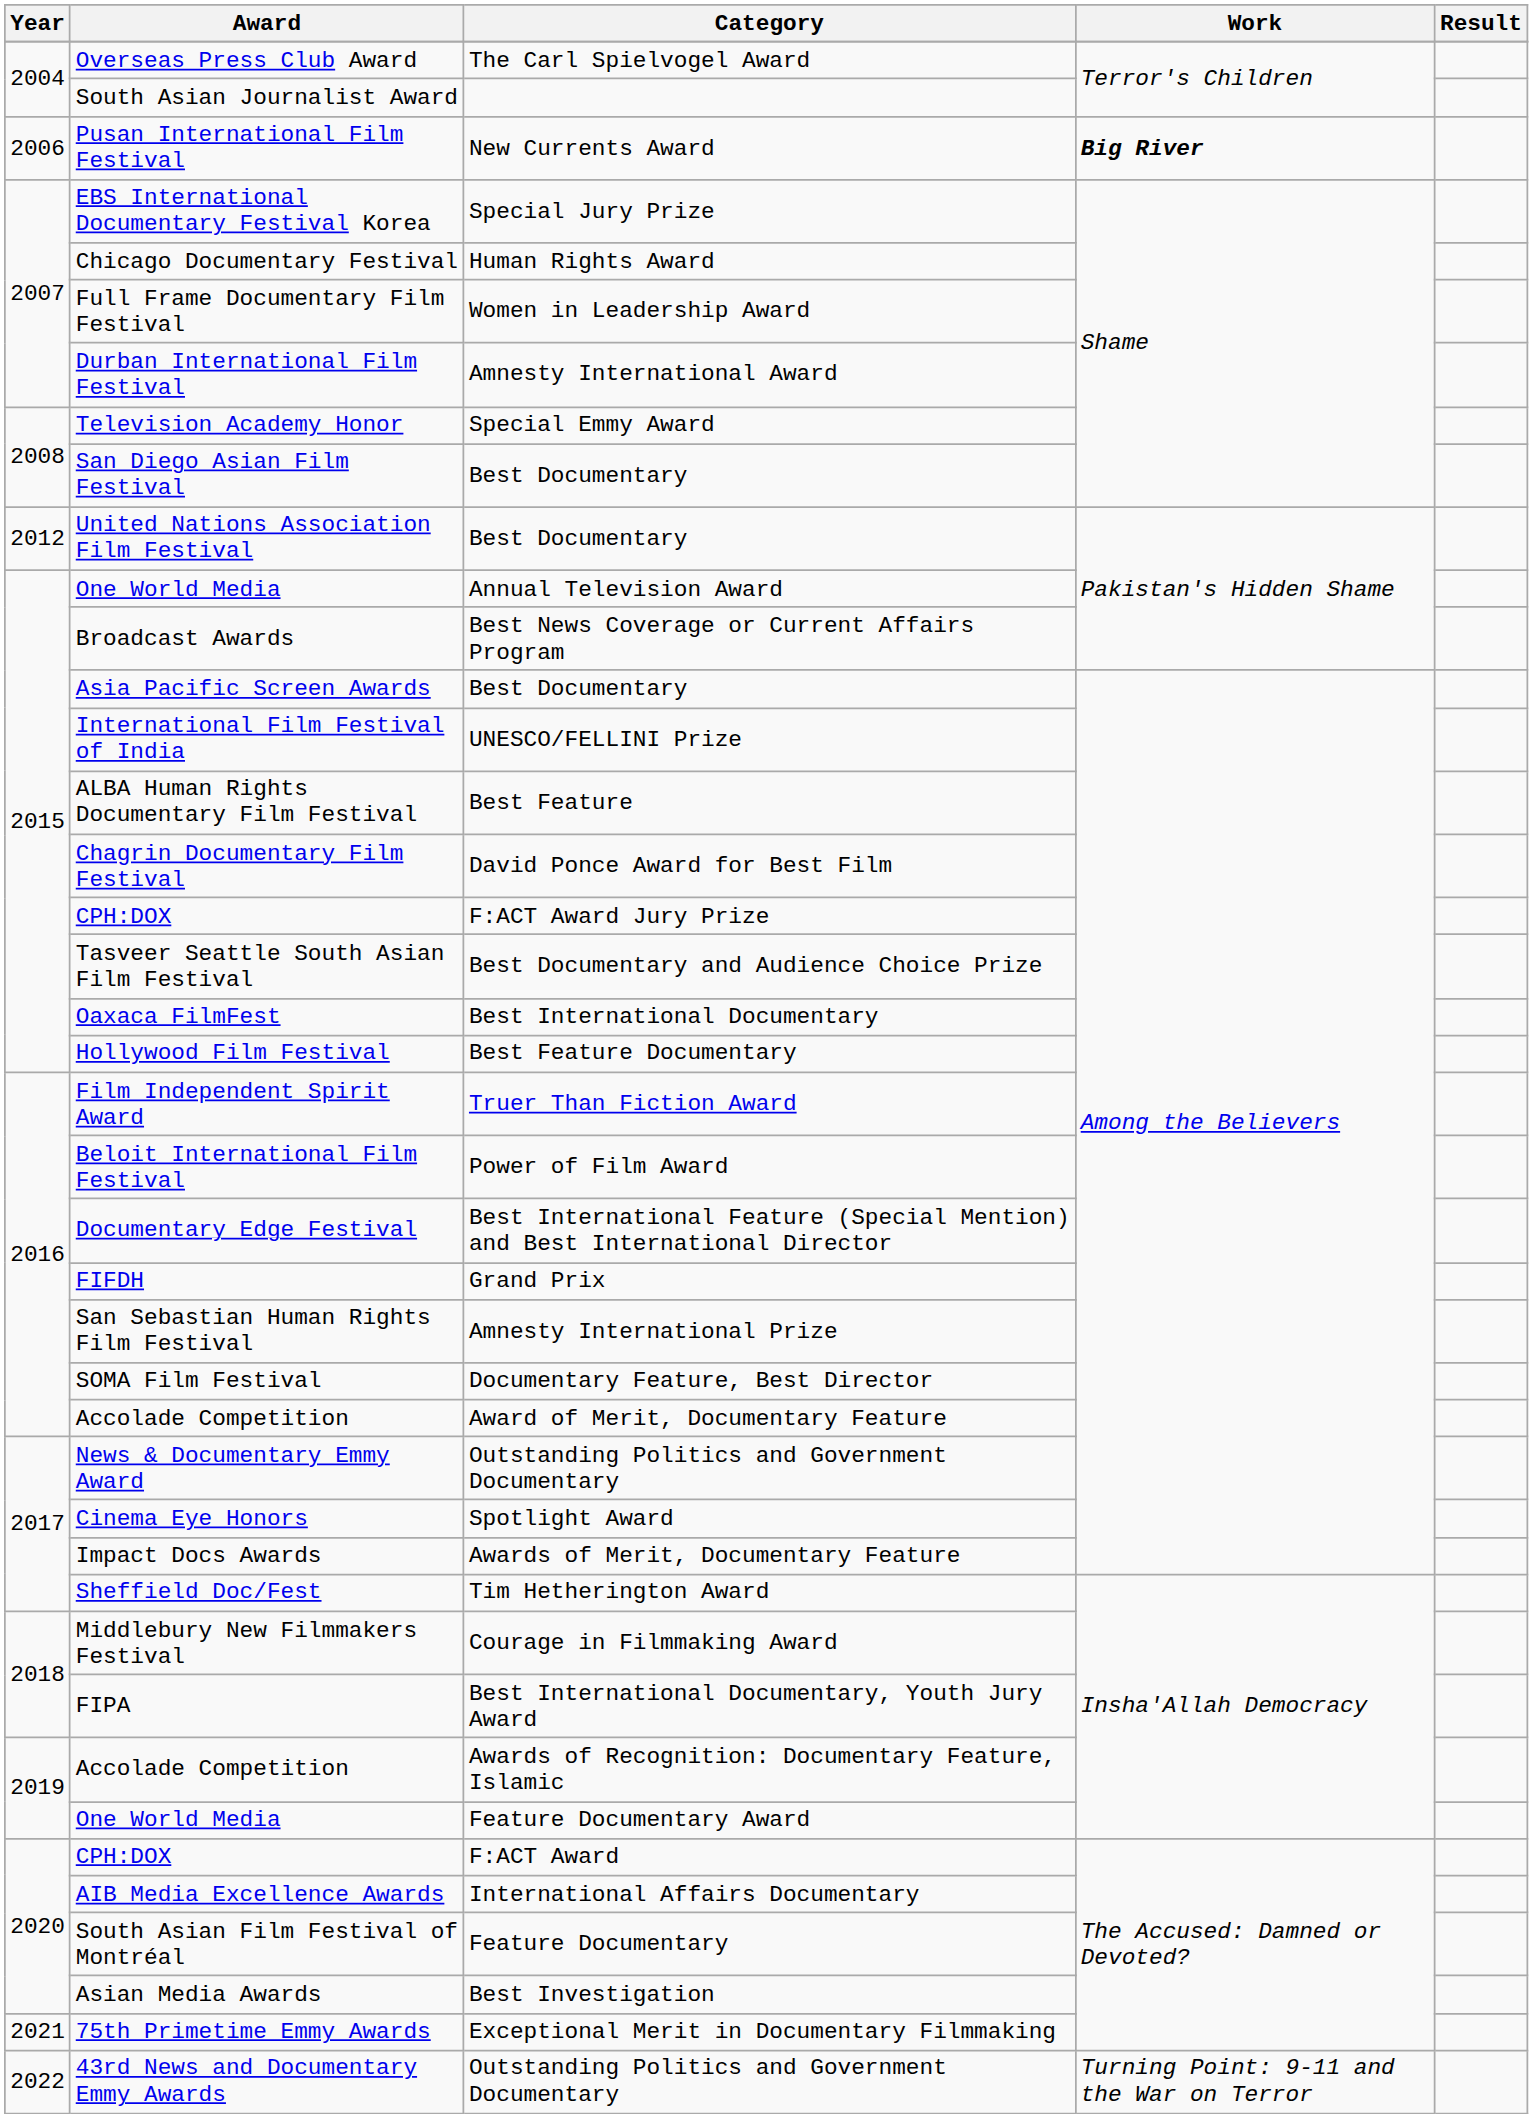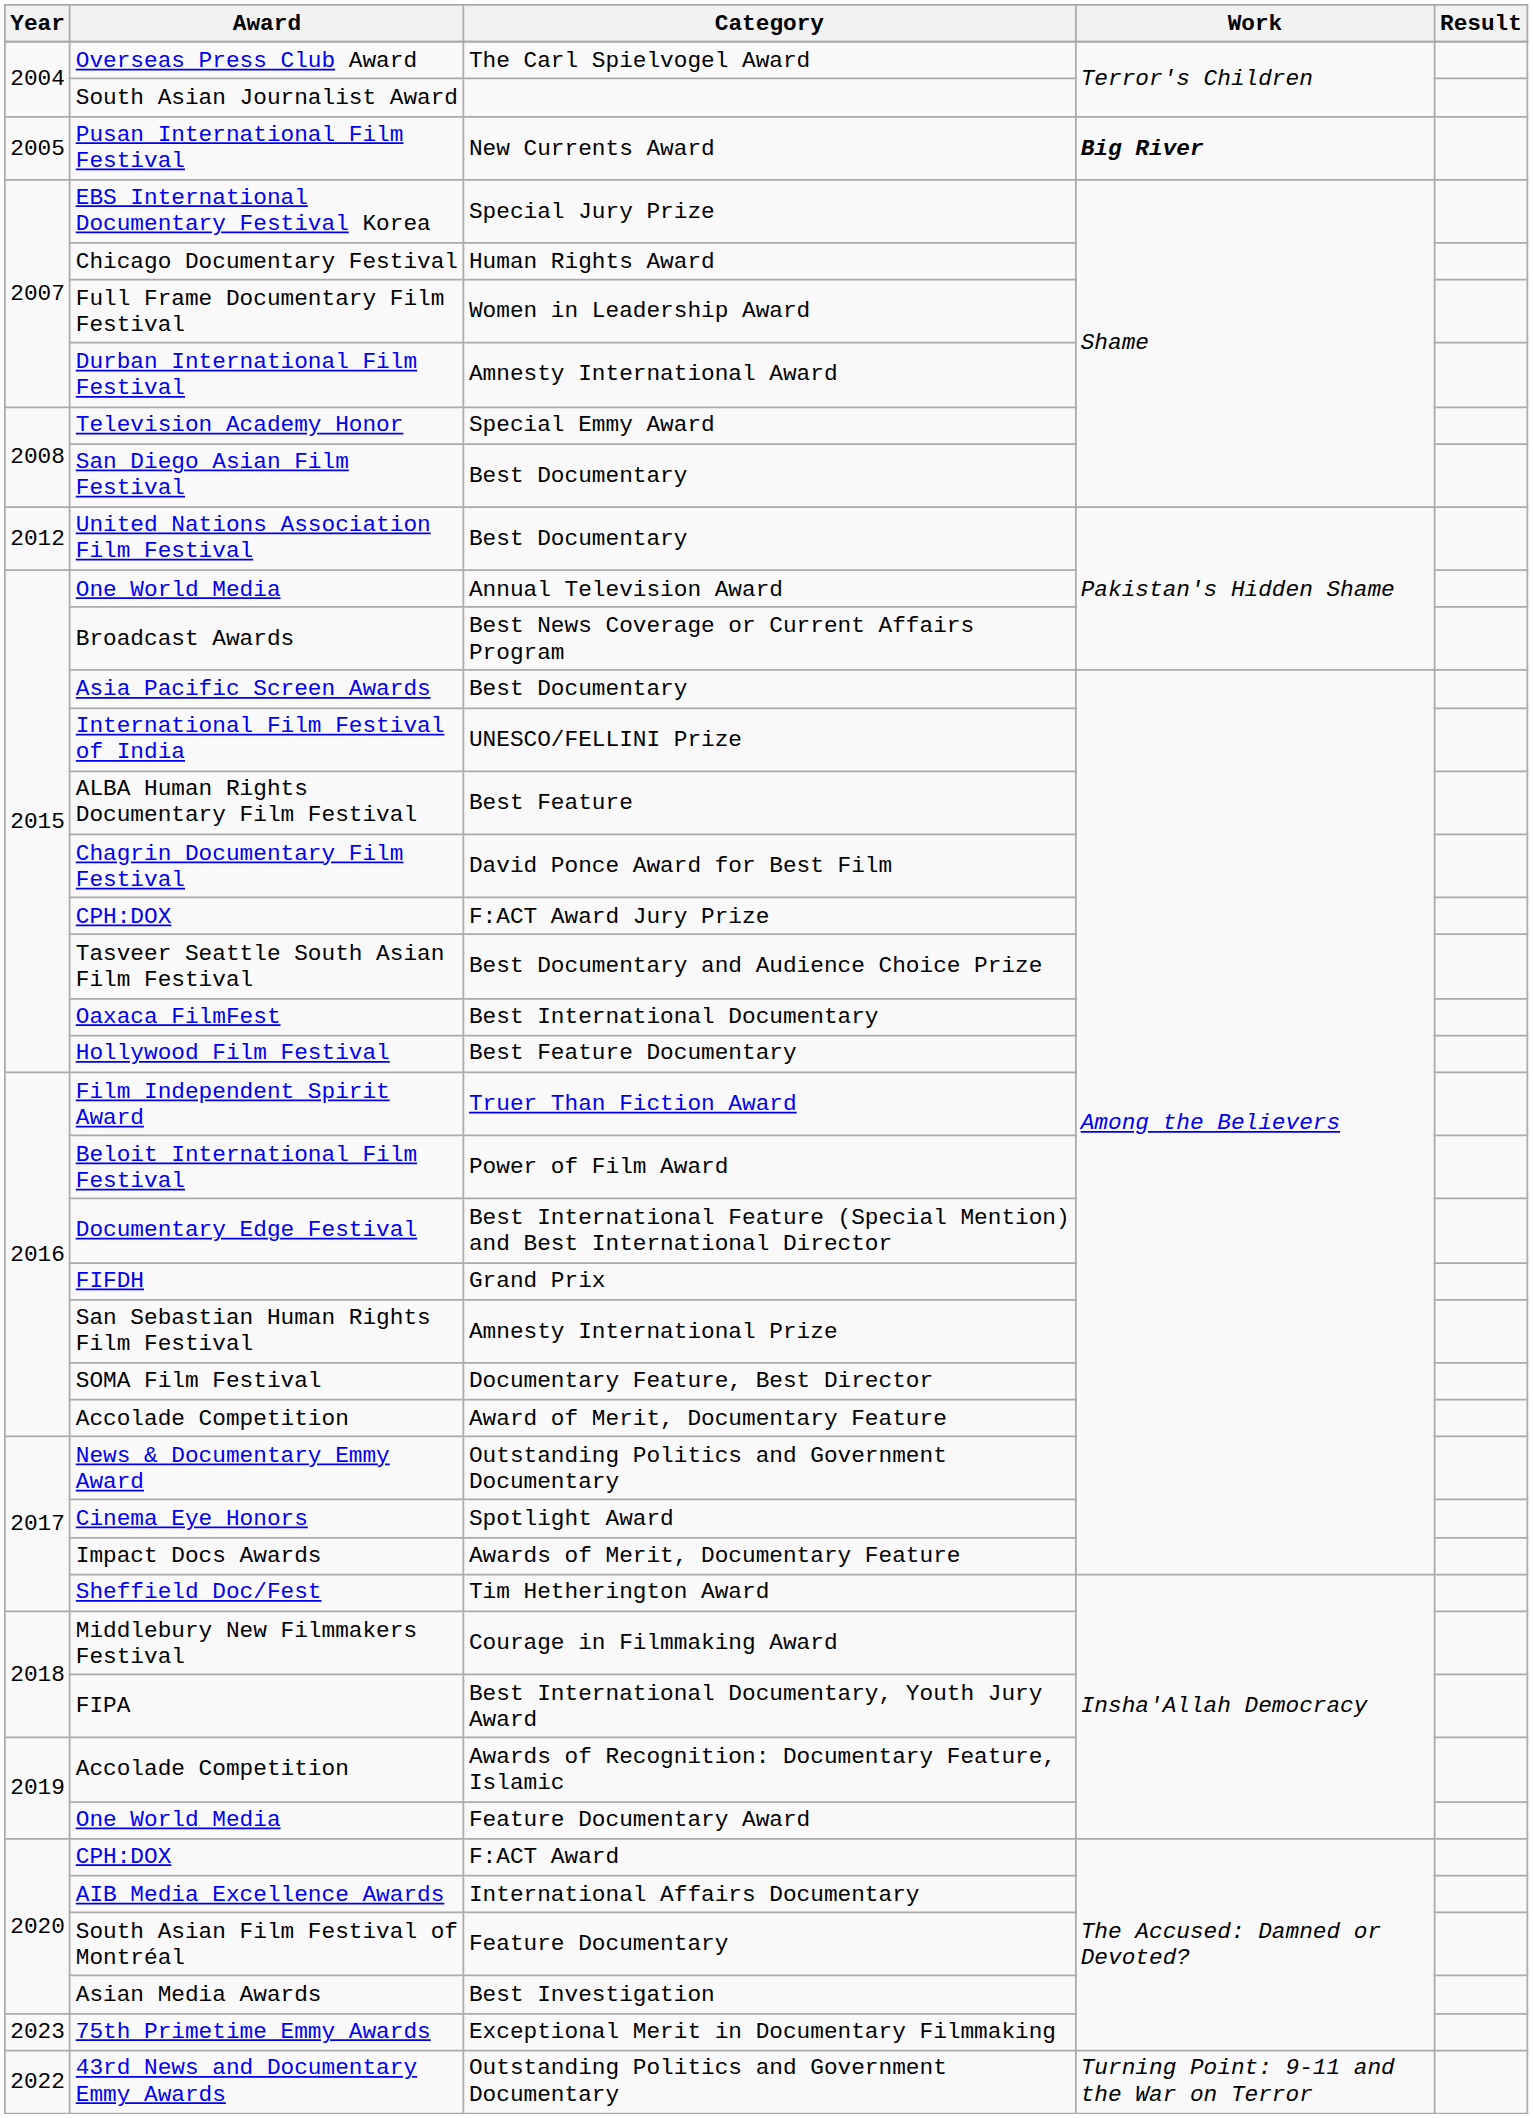(38, 148) 2006 -> (38, 148) 2005
(38, 2032) 2021 -> (38, 2032) 2023
